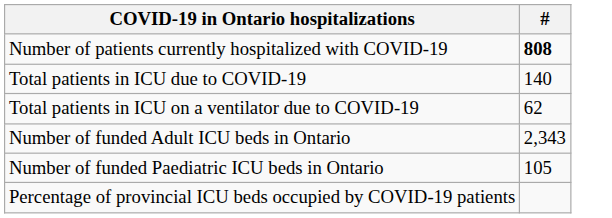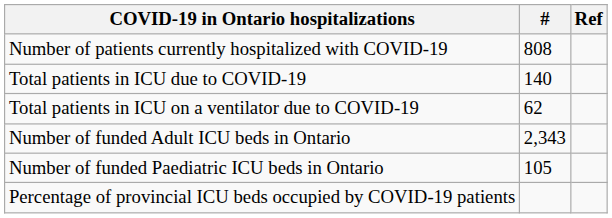+ column: (589, 19)
(538, 49) bold -> (538, 49) normal
